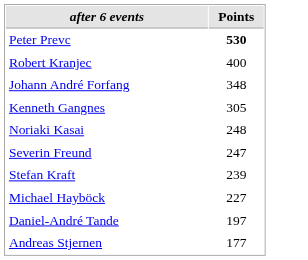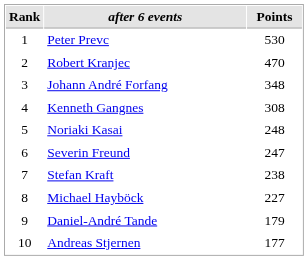+ column: (25, 16)
(236, 40) bold -> (275, 40) normal
(236, 62) 400 -> (275, 62) 470
(236, 107) 305 -> (275, 107) 308
(236, 175) 239 -> (275, 175) 238
(236, 220) 197 -> (275, 220) 179
